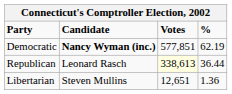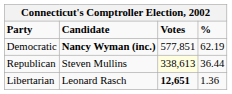(94, 64) Leonard Rasch -> (94, 64) Steven Mullins
(94, 81) Steven Mullins -> (94, 81) Leonard Rasch
(175, 81) normal -> (175, 81) bold
